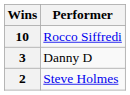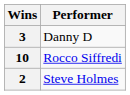rows swapped: (22, 36) <-> (22, 57)
